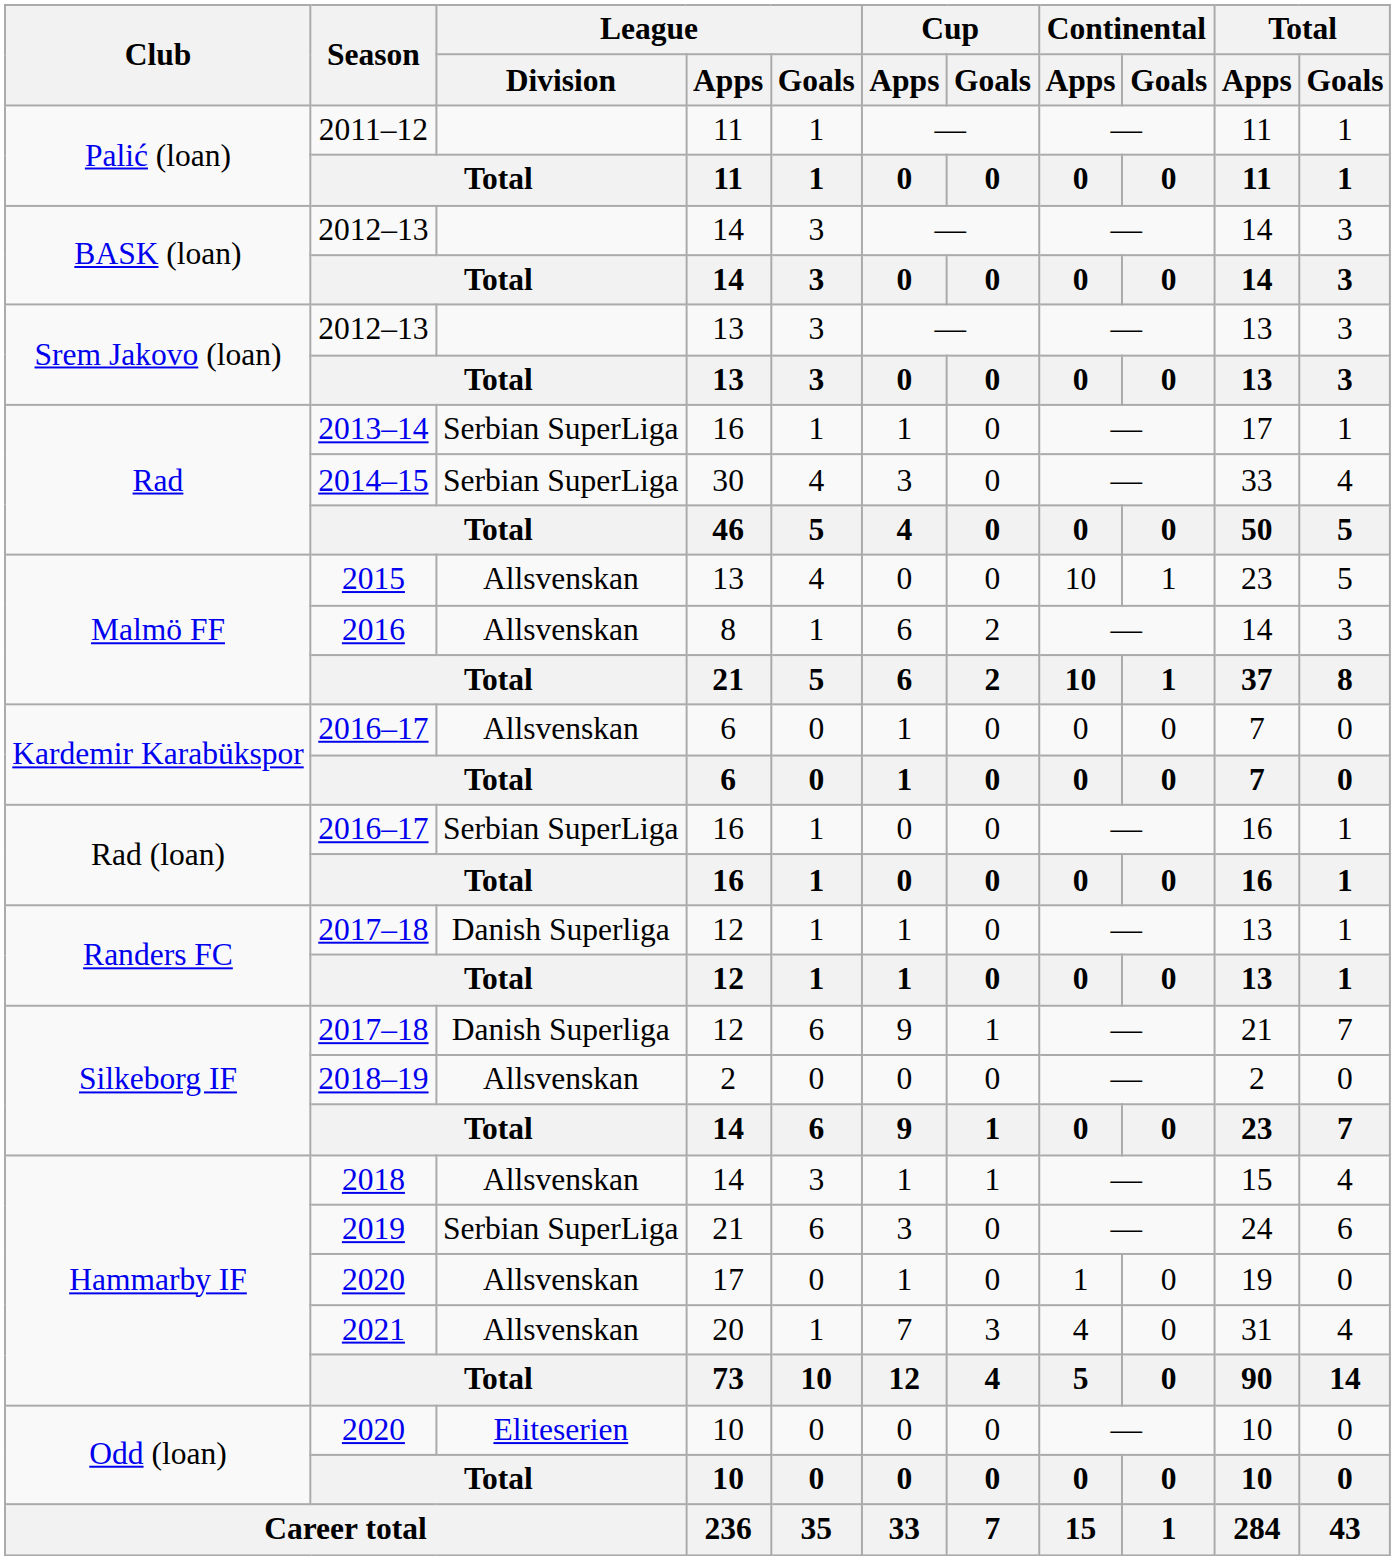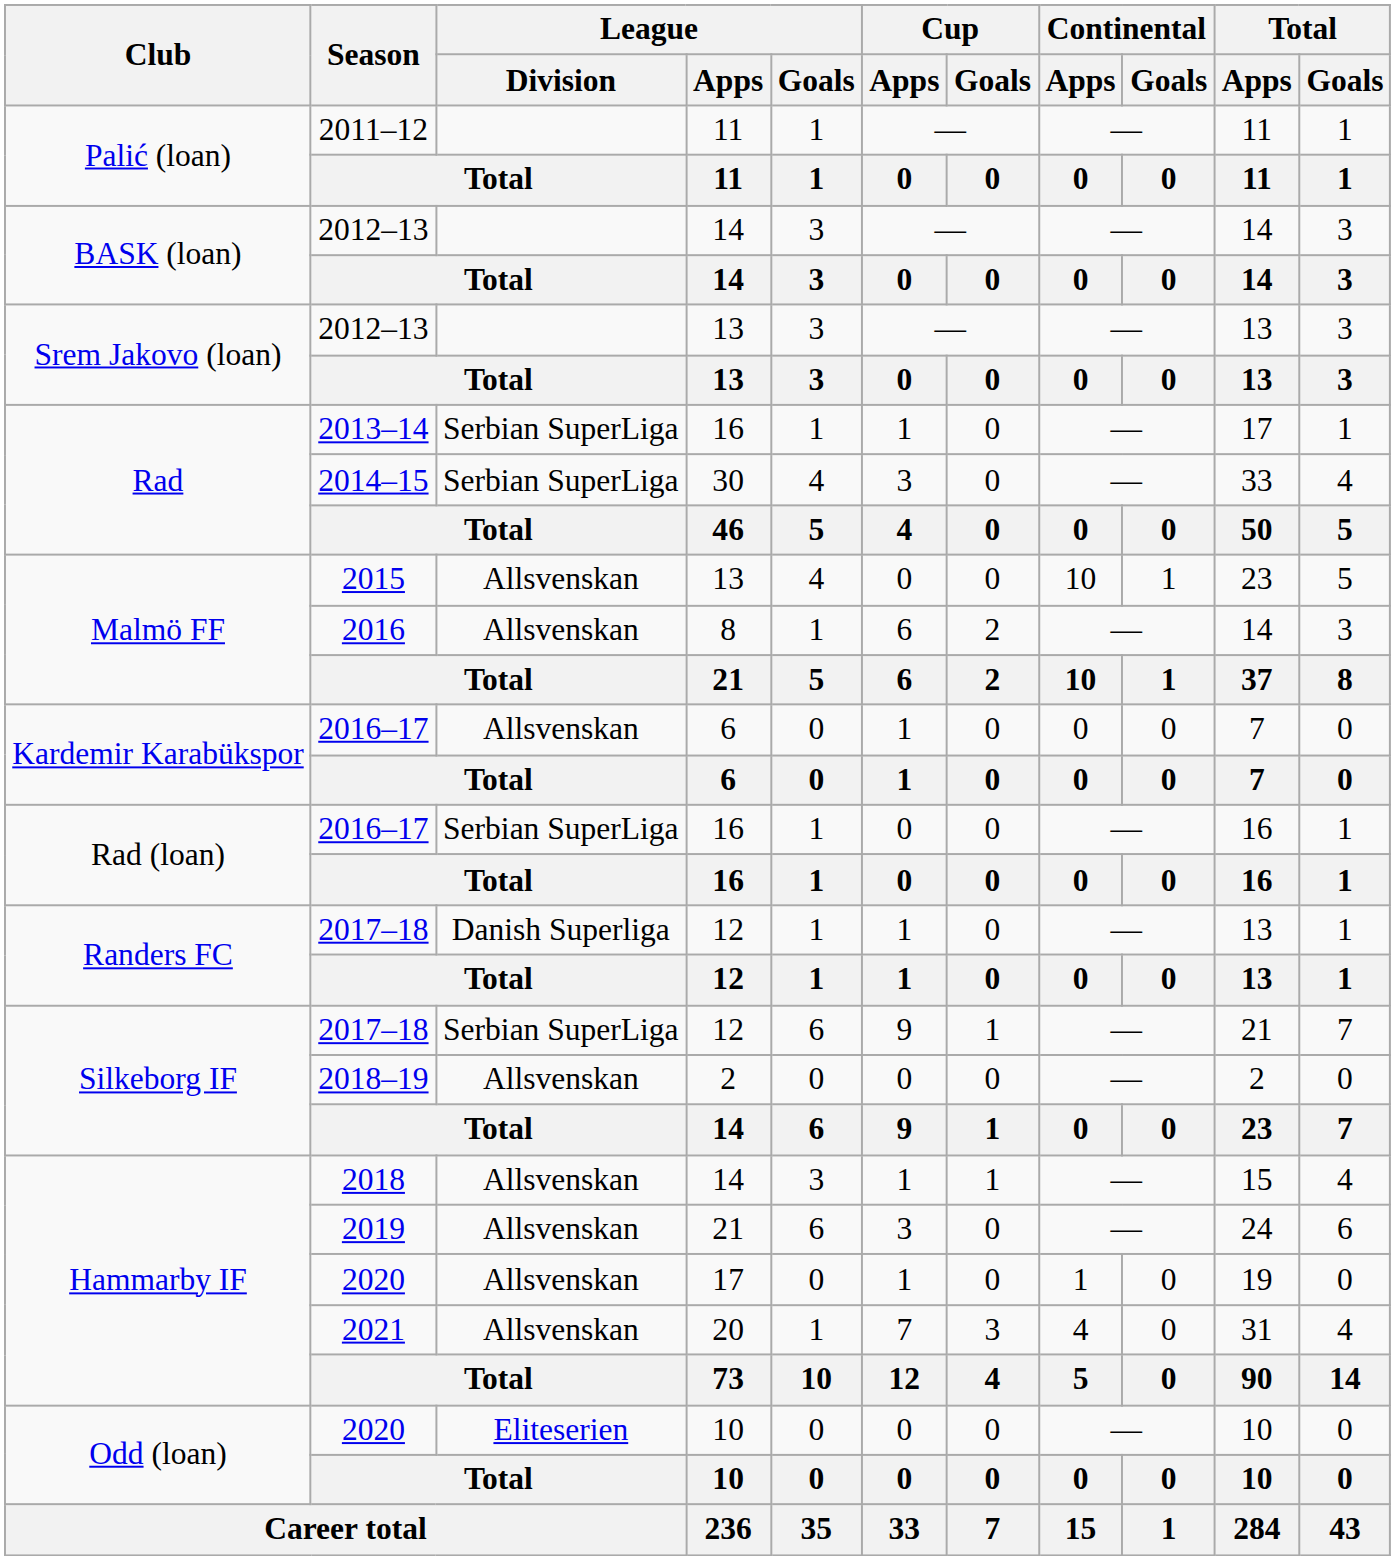(561, 1029) Danish Superliga -> (561, 1029) Serbian SuperLiga
(561, 1229) Serbian SuperLiga -> (561, 1229) Allsvenskan
